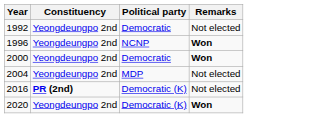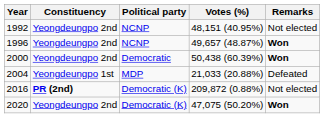+ column: (227, 12)
(146, 27) Democratic -> (135, 27) NCNP
(75, 74) Yeongdeungpo 2nd -> (73, 74) Yeongdeungpo 1st
(216, 74) Not elected -> (288, 74) Defeated
